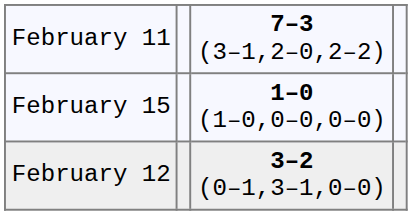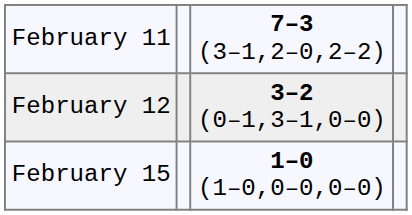rows swapped: (91, 176) <-> (91, 107)
